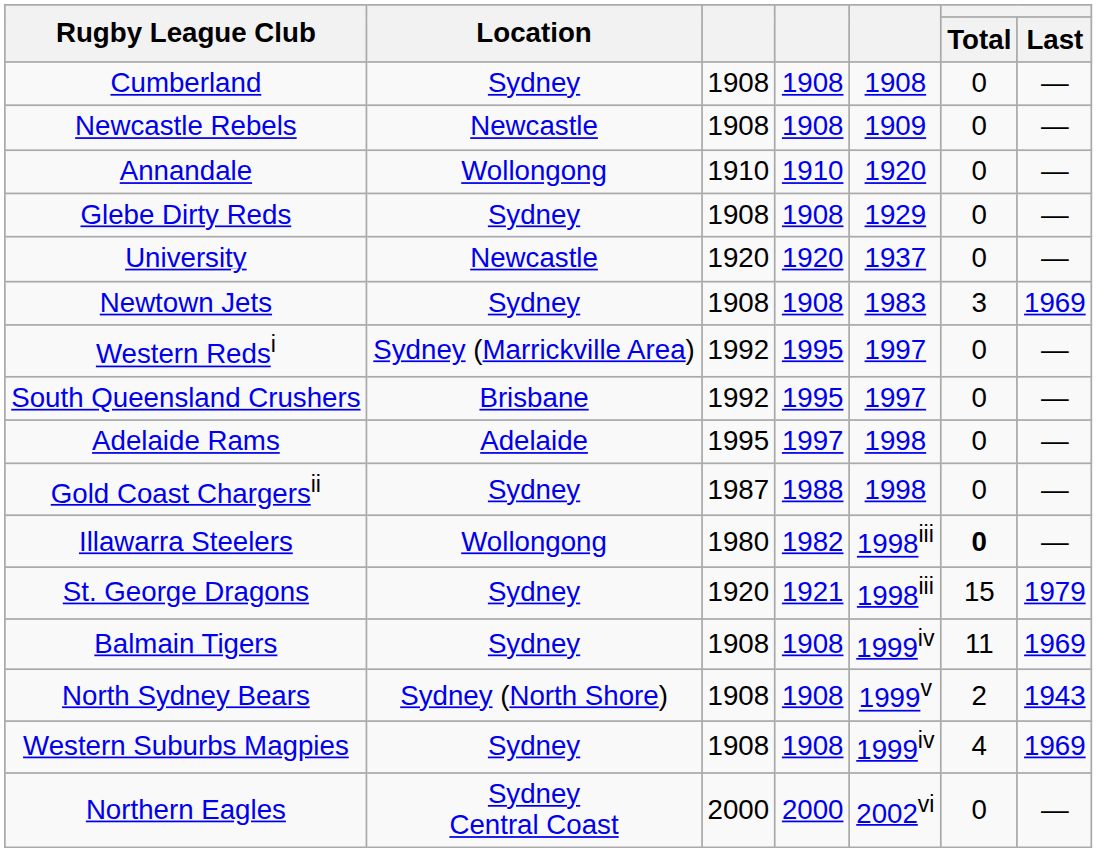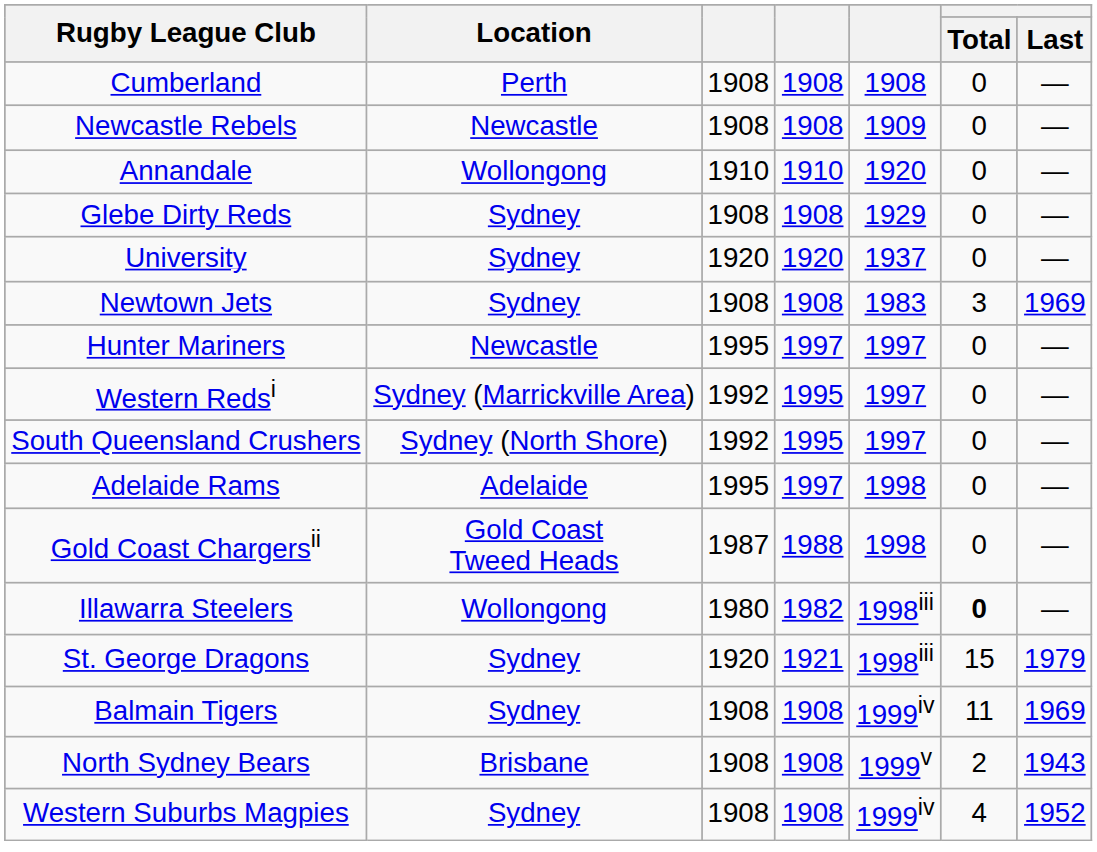(534, 83) Sydney -> (534, 83) Perth
(534, 258) Newcastle -> (534, 258) Sydney
+ row: (186, 346)
(534, 397) Brisbane -> (534, 441) Sydney (North Shore)
(534, 489) Sydney -> (534, 545) Gold Coast Tweed Heads
(534, 694) Sydney (North Shore) -> (534, 762) Brisbane
(1055, 746) 1969 -> (1055, 813) 1952
- row: (186, 809)
